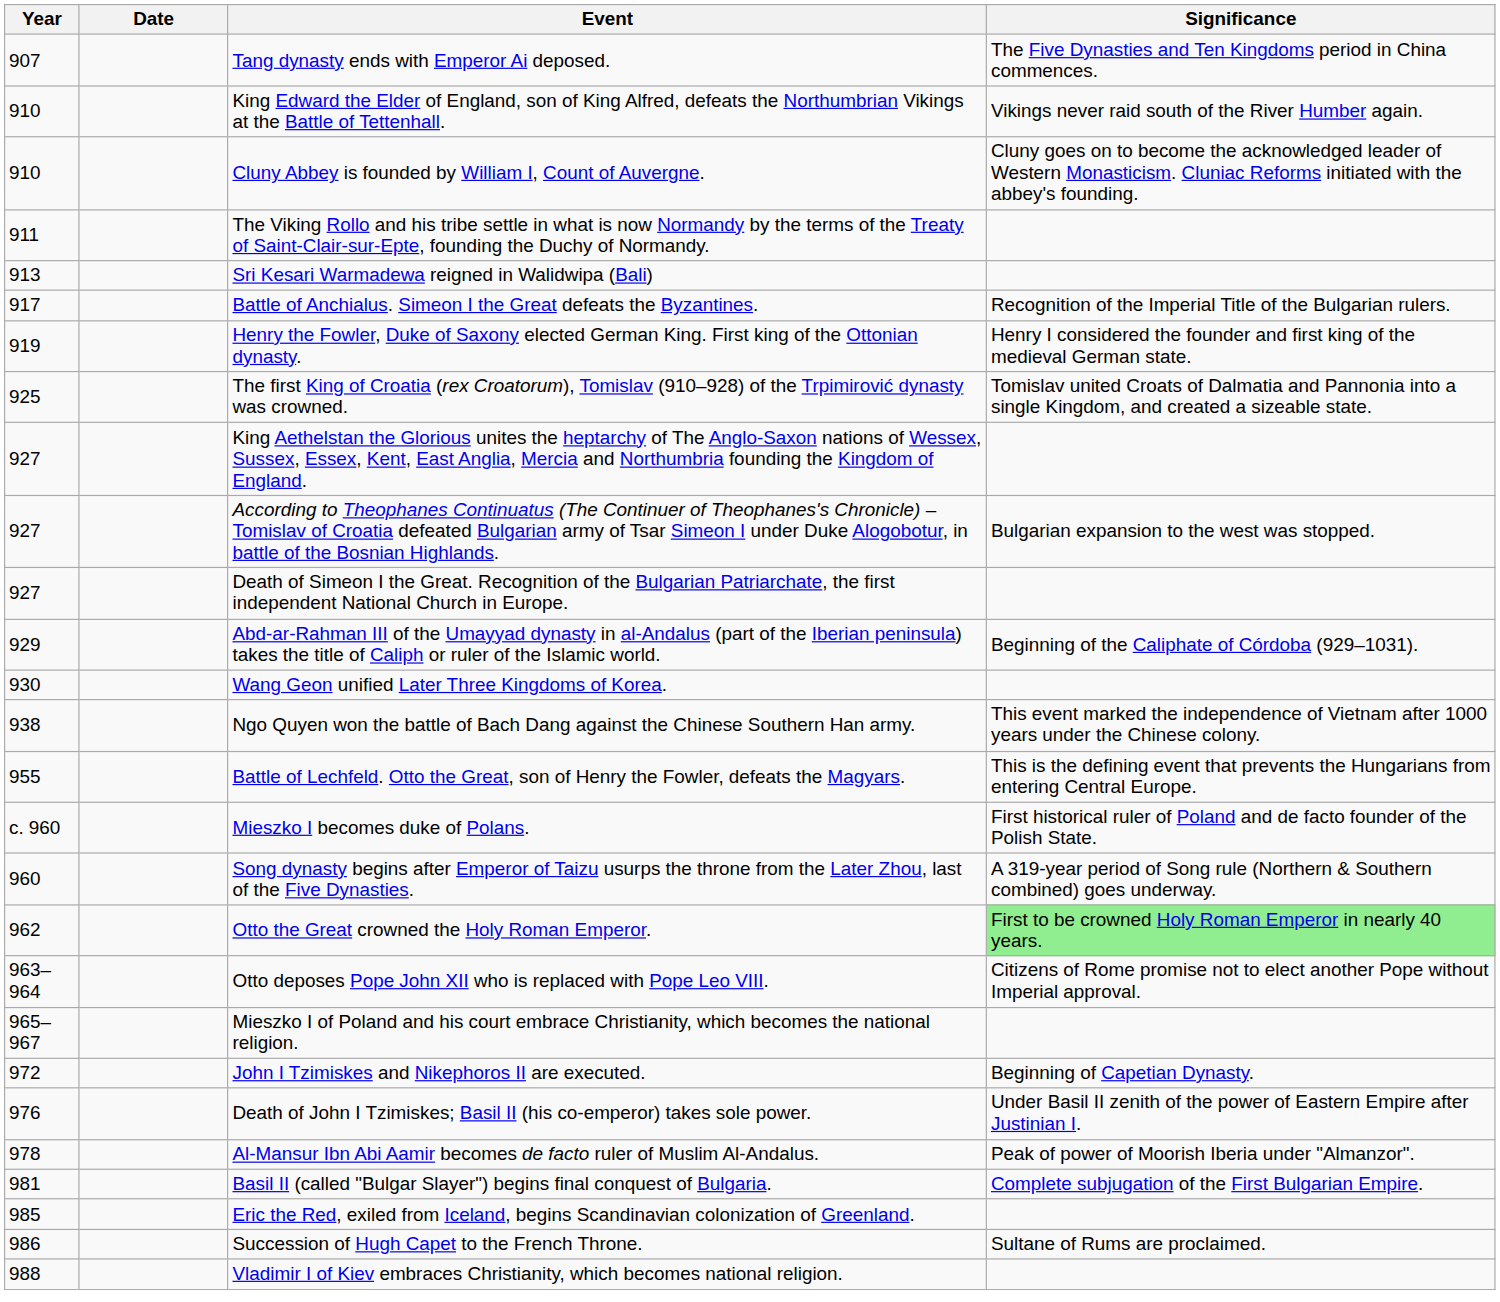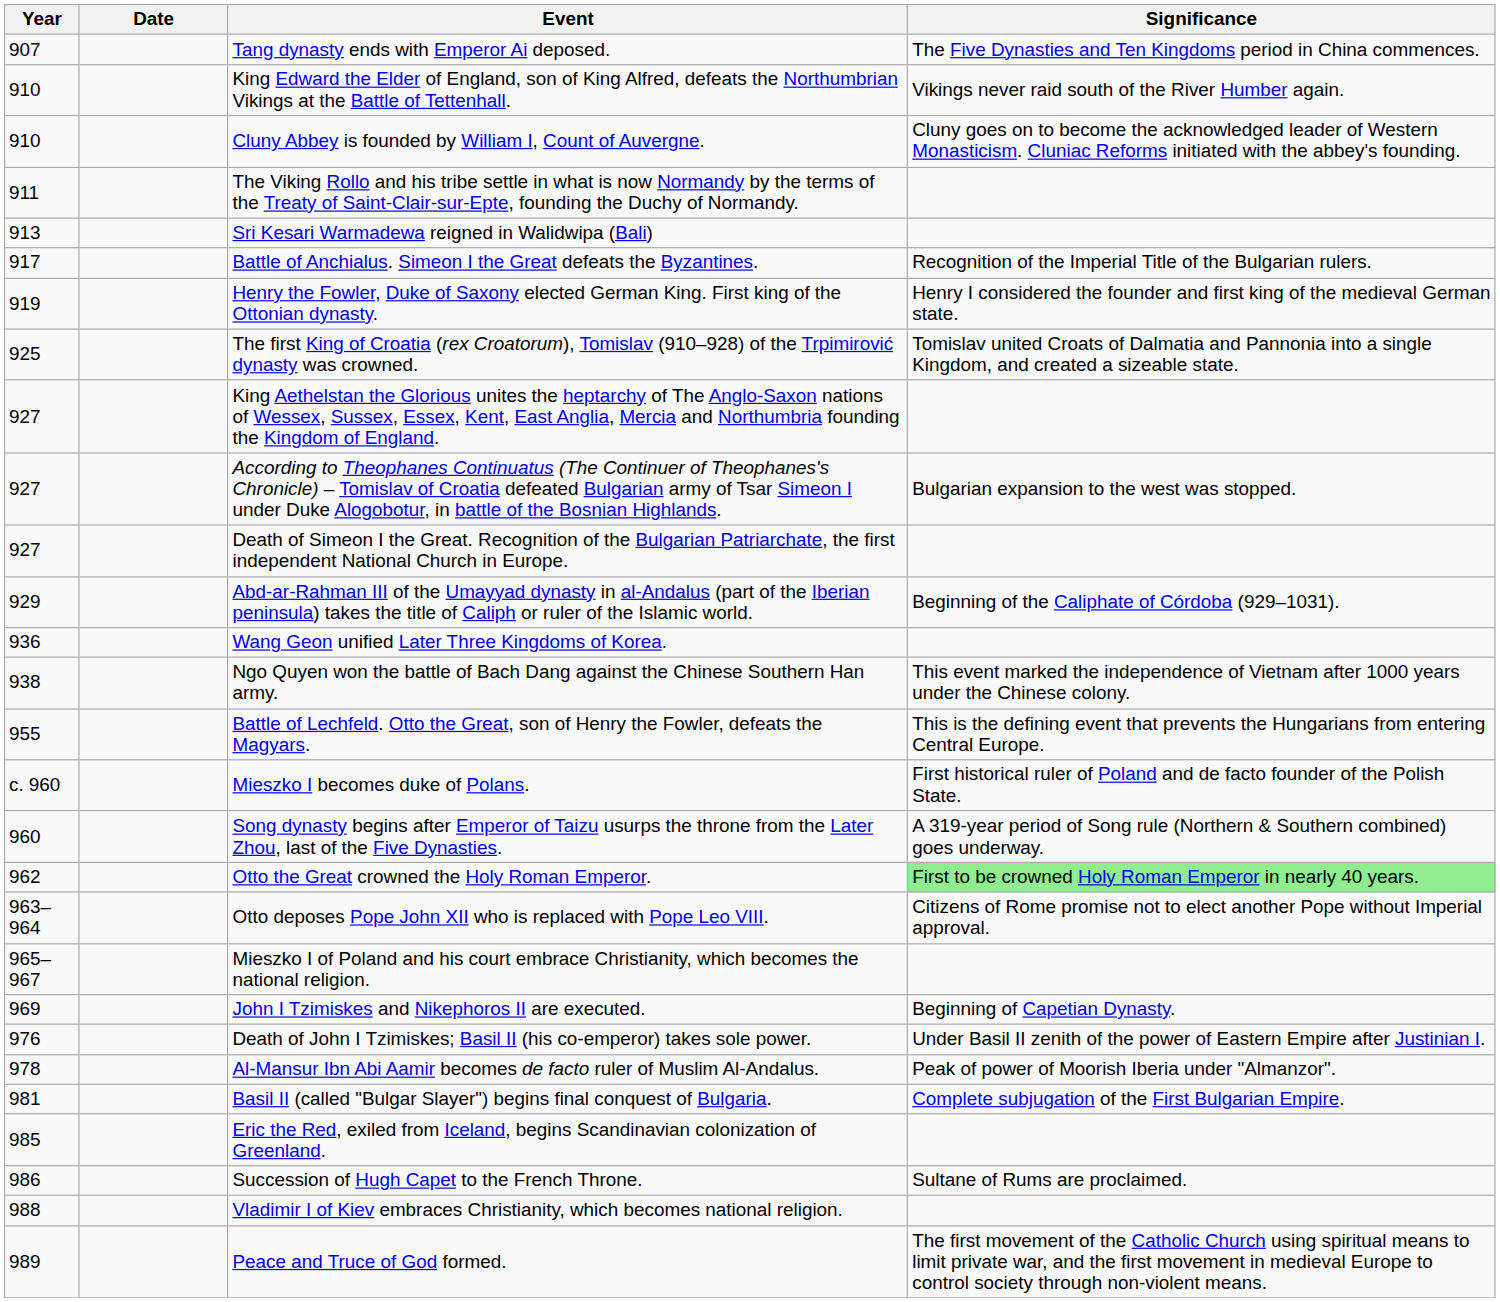(25, 684) 930 -> (25, 642) 936
(25, 1073) 972 -> (25, 1009) 969
+ row: (369, 1261)
